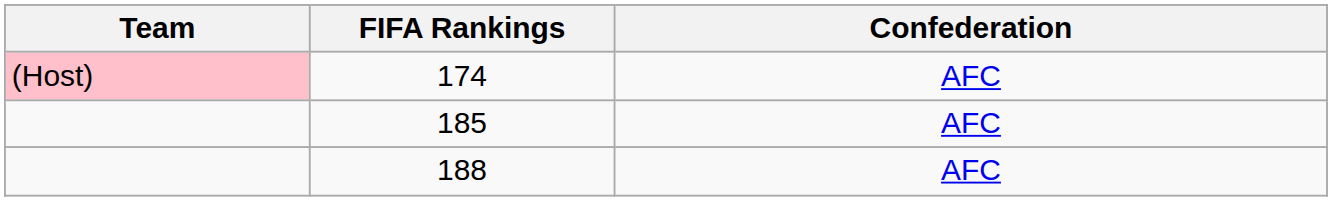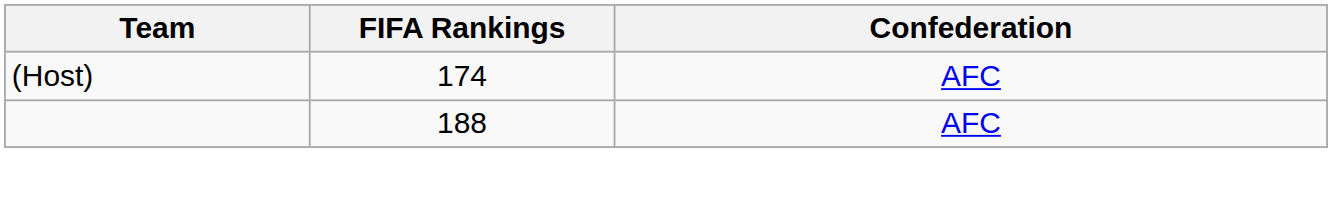(53, 75) pink background -> (53, 75) no background
- row: (462, 123)
